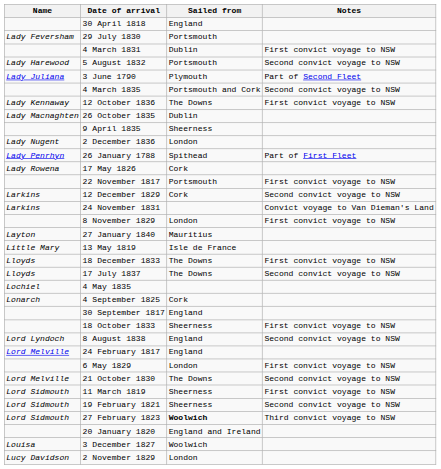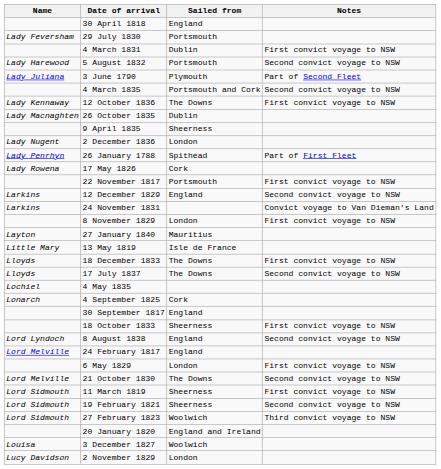(178, 195) Cork -> (186, 195) England
(188, 418) bold -> (188, 418) normal
